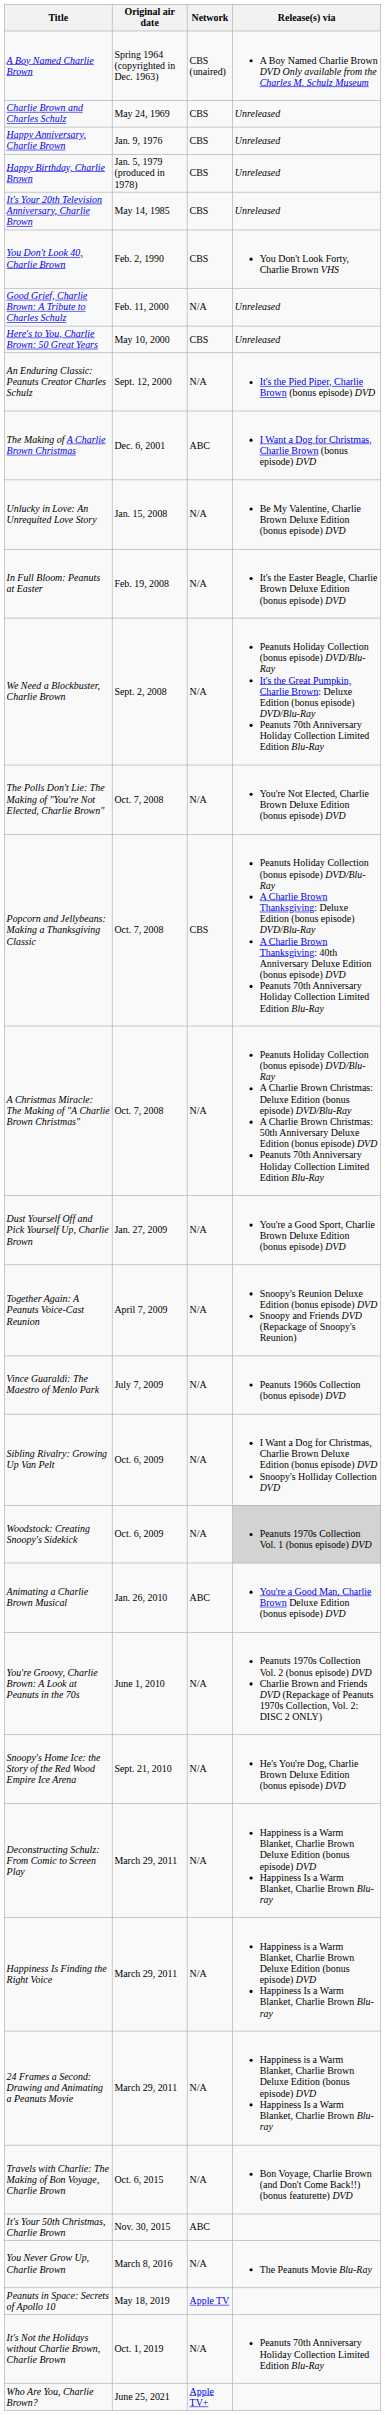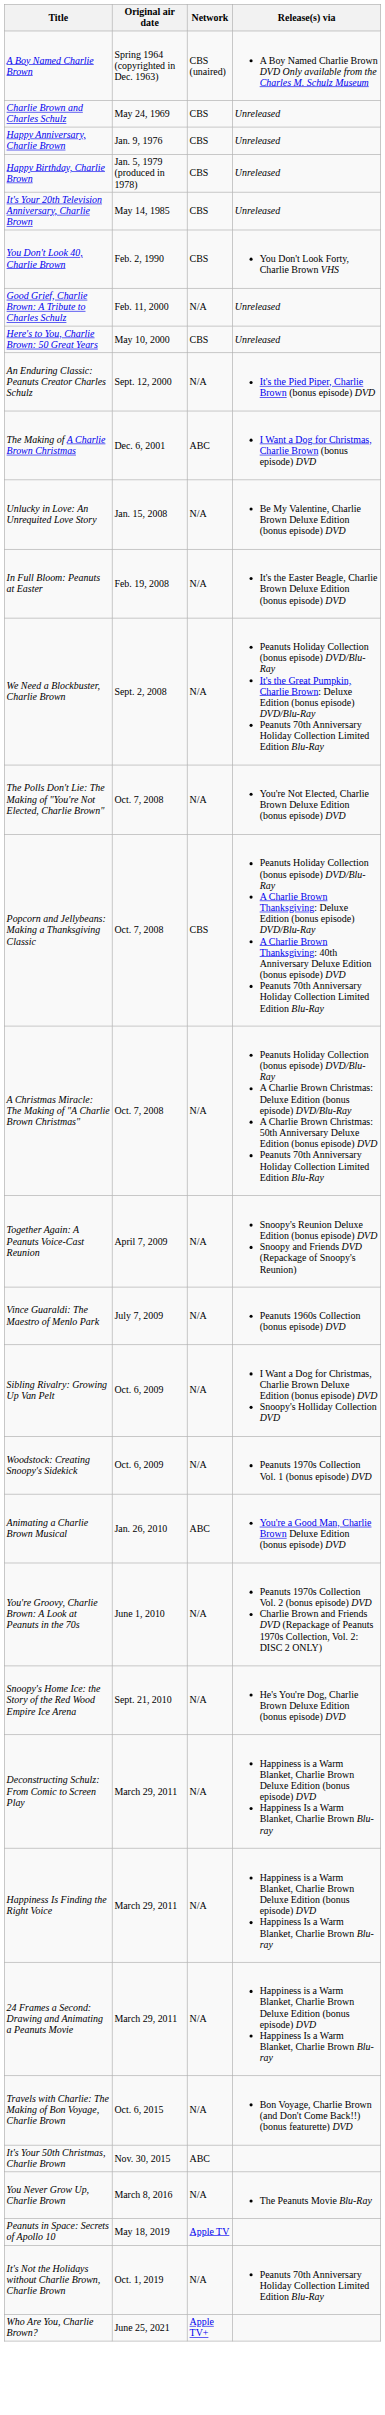- row: (58, 1230)
(307, 1540) lightgrey background -> (307, 1471) no background
